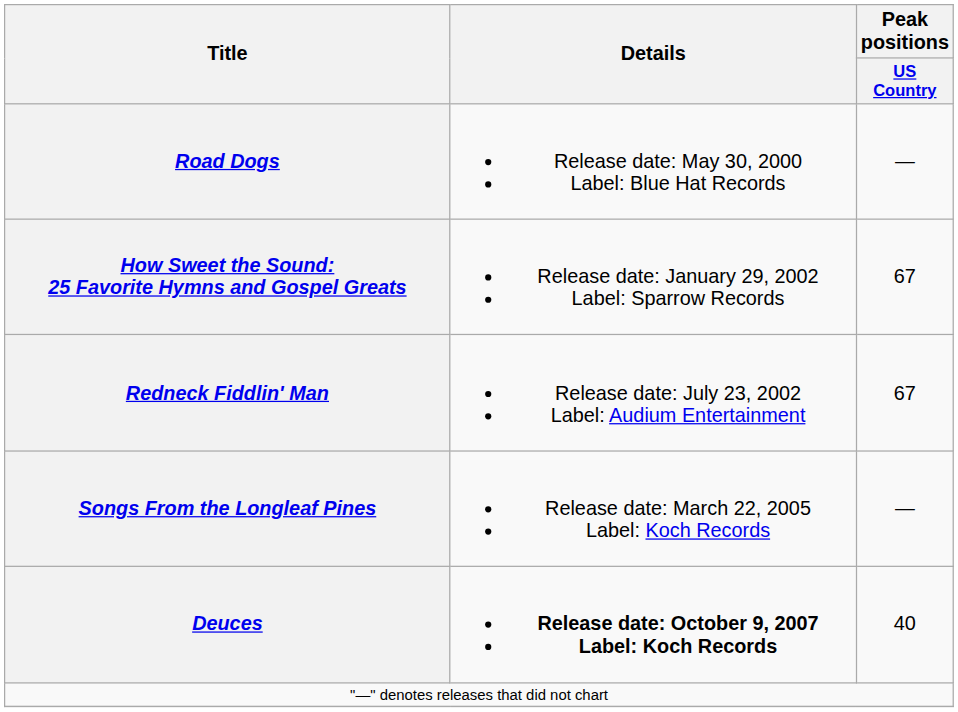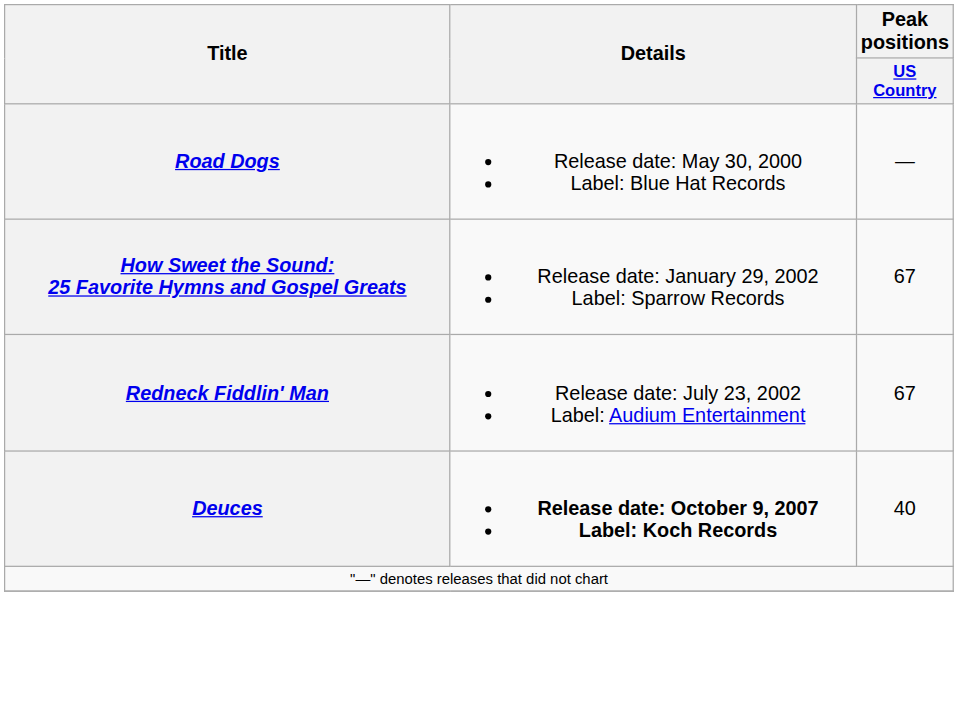- row: (227, 508)
